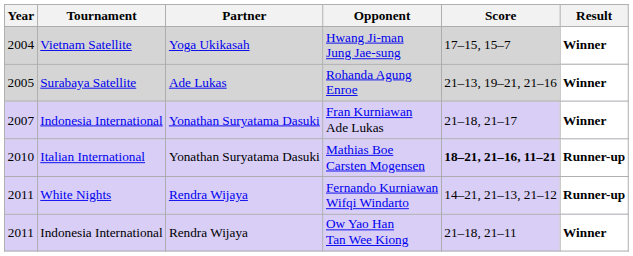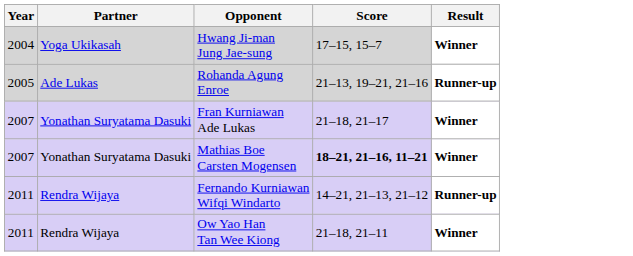- column: (101, 15)
(585, 82) Winner -> (465, 82) Runner-up
(21, 157) 2010 -> (21, 157) 2007
(594, 157) Runner-up -> (456, 157) Winner
